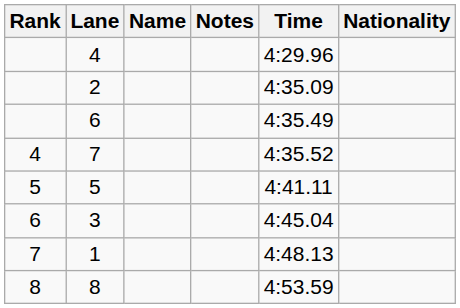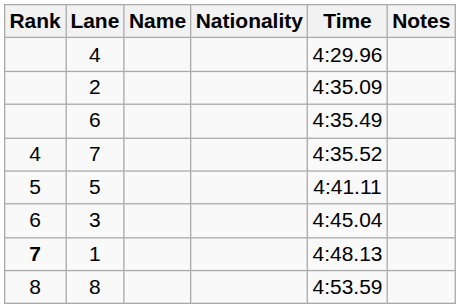columns swapped: (397, 21) <-> (225, 21)
(35, 253) normal -> (35, 253) bold
